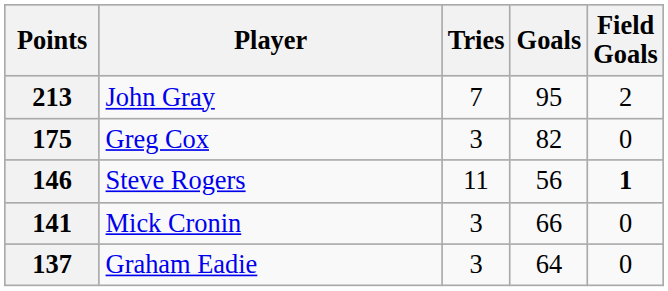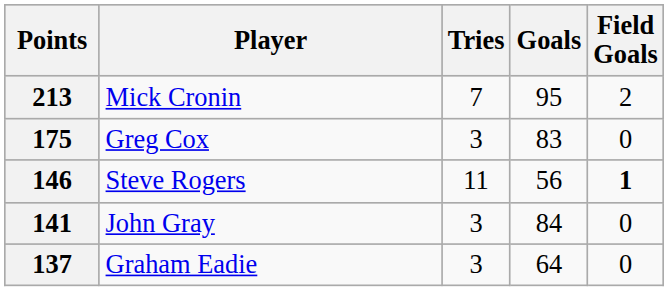(160, 97) John Gray -> (173, 97) Mick Cronin
(549, 138) 82 -> (549, 138) 83
(173, 222) Mick Cronin -> (160, 222) John Gray
(549, 222) 66 -> (549, 222) 84
